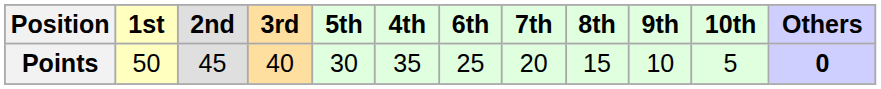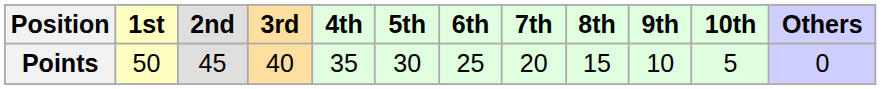columns swapped: (407, 24) <-> (344, 24)
(822, 64) bold -> (822, 64) normal
